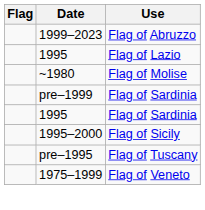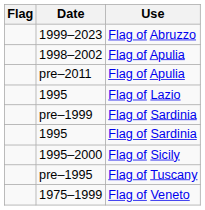+ row: (71, 54)
+ row: (65, 74)
- row: (57, 74)
